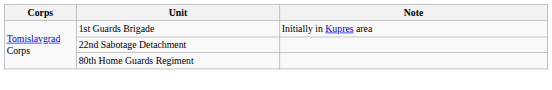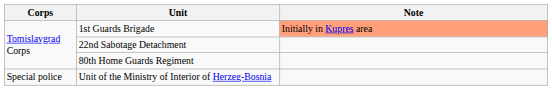(327, 29) no background -> (327, 29) lightsalmon background
+ row: (175, 77)
